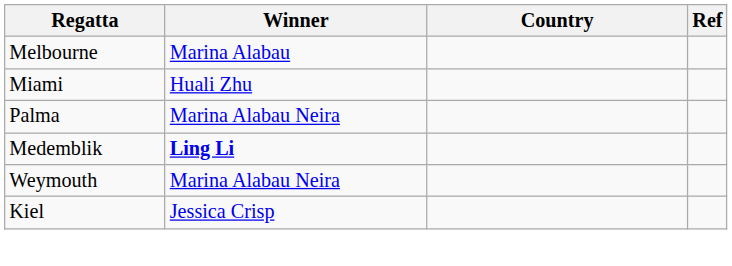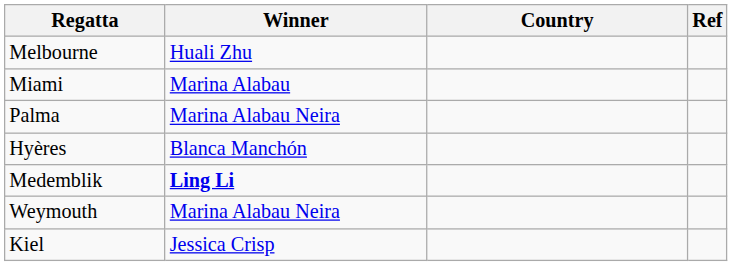(230, 52) Marina Alabau -> (211, 52) Huali Zhu
(211, 84) Huali Zhu -> (230, 84) Marina Alabau
+ row: (38, 148)
